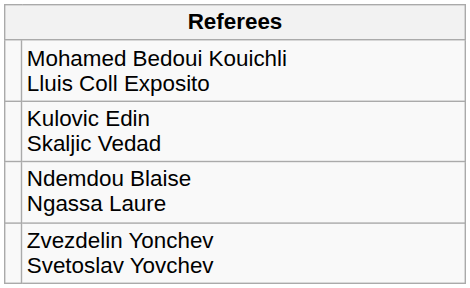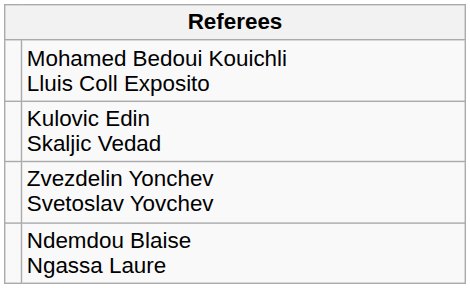rows swapped: (120, 252) <-> (109, 191)
